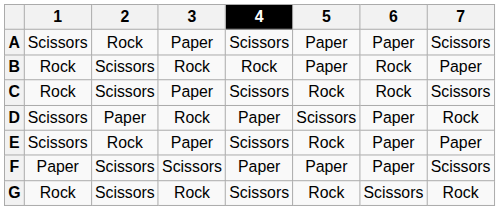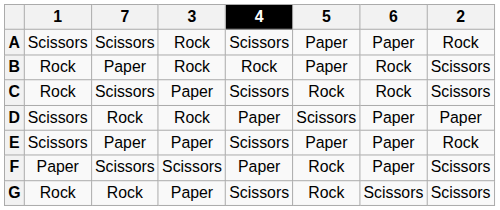columns swapped: (125, 17) <-> (461, 17)
(192, 42) Paper -> (192, 42) Rock
(326, 142) Rock -> (326, 142) Paper
(326, 167) Paper -> (326, 167) Rock
(192, 192) Rock -> (192, 192) Paper
